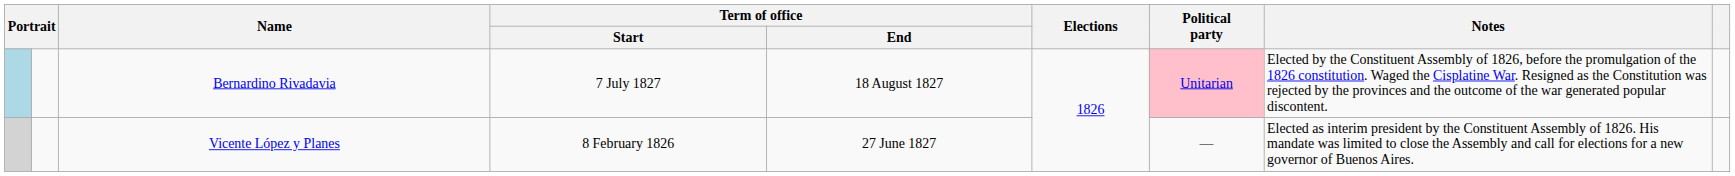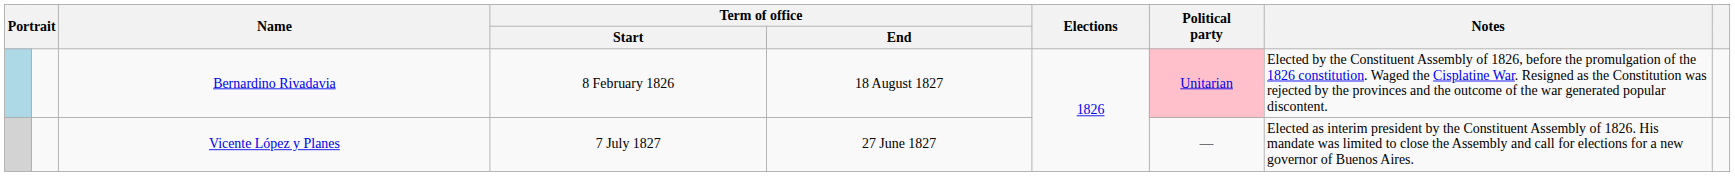(628, 83) 7 July 1827 -> (628, 83) 8 February 1826
(628, 144) 8 February 1826 -> (628, 144) 7 July 1827
